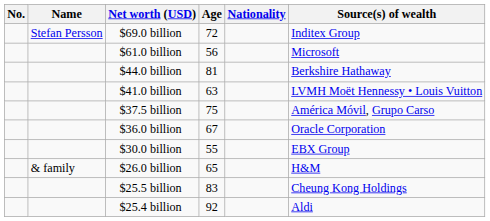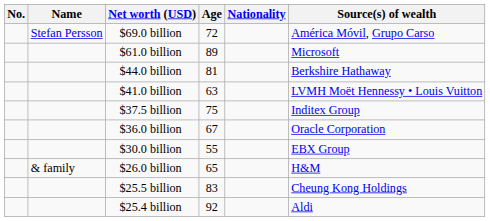(326, 33) Inditex Group -> (363, 33) América Móvil, Grupo Carso
(212, 52) 56 -> (212, 52) 89
(363, 110) América Móvil, Grupo Carso -> (326, 110) Inditex Group
